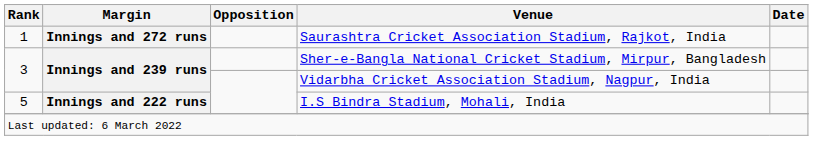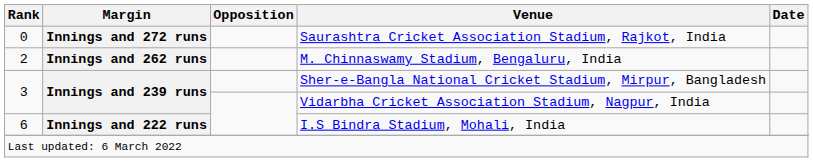(24, 37) 1 -> (24, 37) 0
+ row: (461, 59)
(24, 103) 5 -> (24, 125) 6
